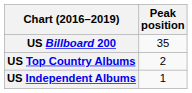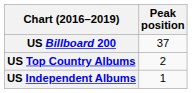(163, 43) 35 -> (163, 43) 37
